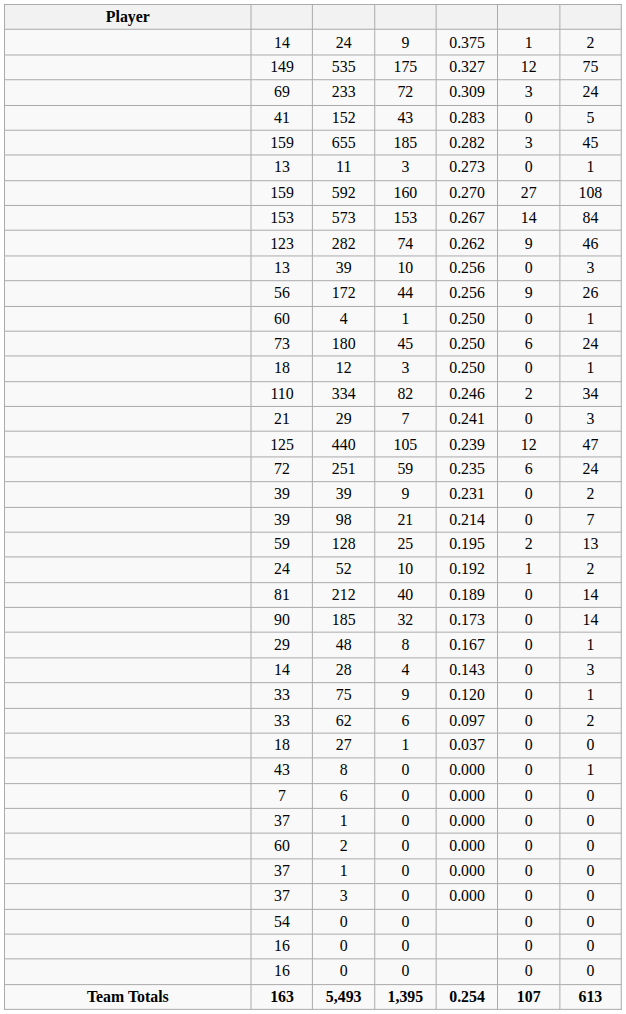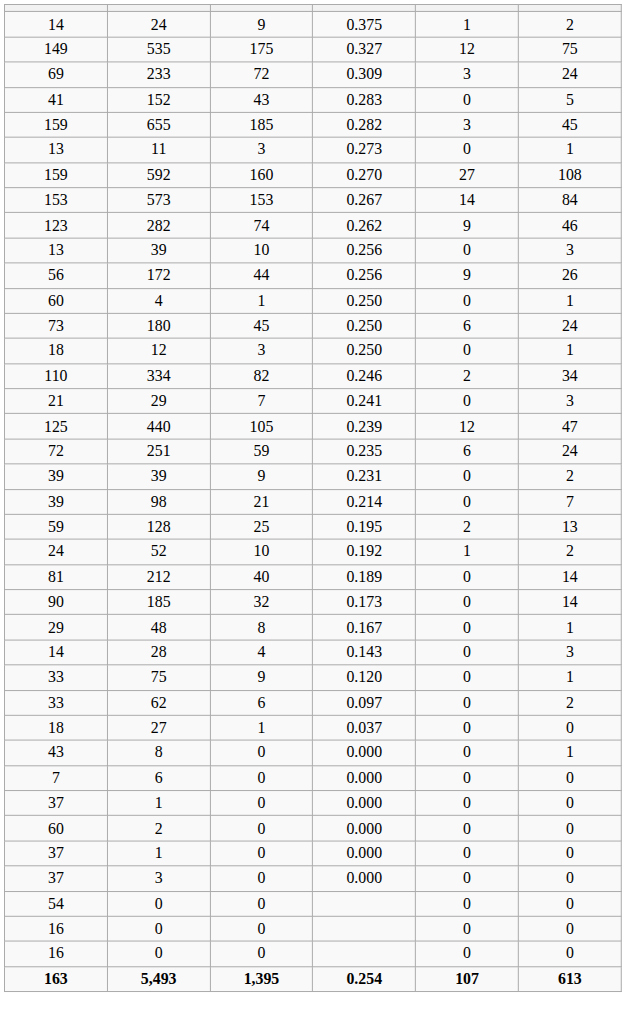- column: (128, 17)
